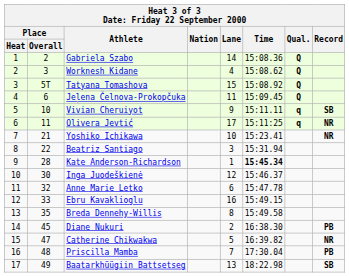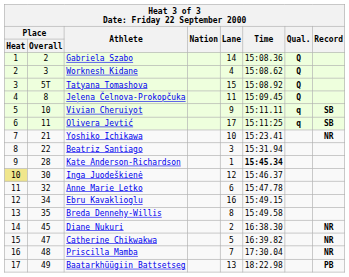(46, 97) 6 -> (46, 97) 8
(329, 123) NR -> (329, 123) SB
(16, 175) no background -> (16, 175) khaki background
(46, 201) 33 -> (46, 201) 34
(329, 227) PB -> (329, 227) NR
(329, 253) PB -> (329, 253) NR
(329, 265) SB -> (329, 265) PB
